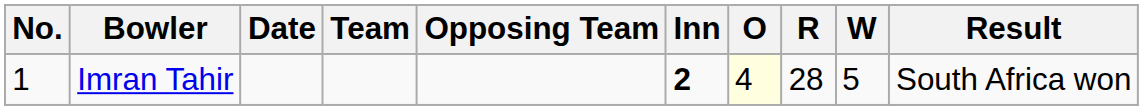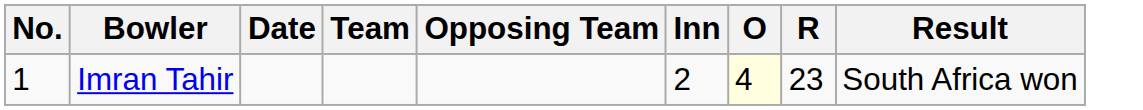- column: (862, 29)
(682, 79) bold -> (682, 79) normal
(806, 79) 28 -> (806, 79) 23
